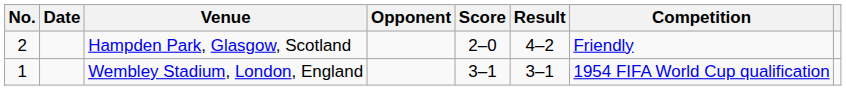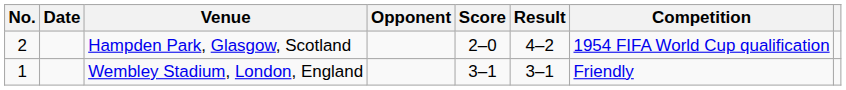(604, 44) Friendly -> (702, 44) 1954 FIFA World Cup qualification
(702, 71) 1954 FIFA World Cup qualification -> (604, 71) Friendly
